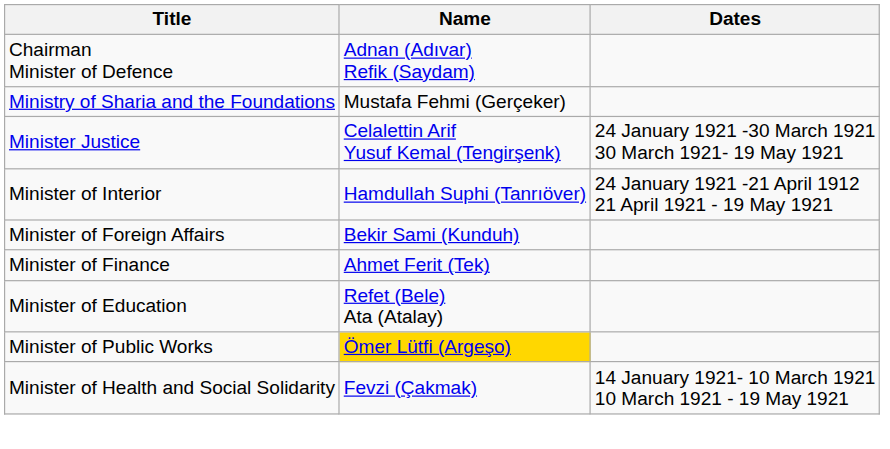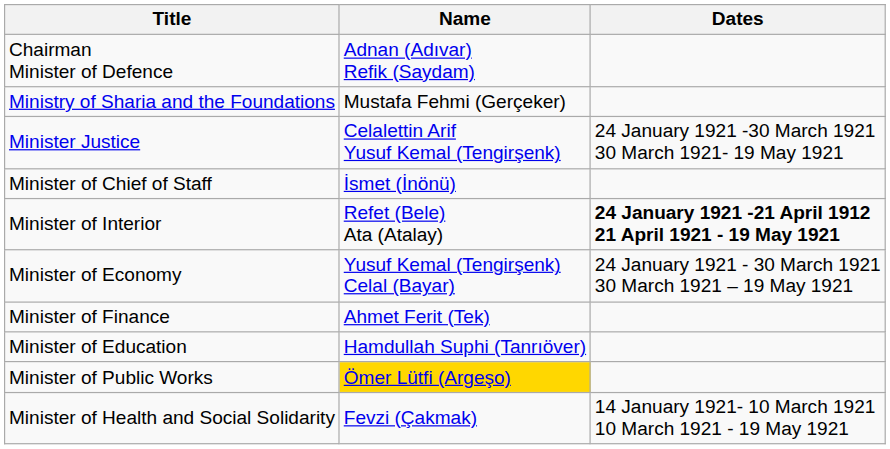+ row: (110, 183)
(465, 193) Hamdullah Suphi (Tanrıöver) -> (395, 224) Refet (Bele) Ata (Atalay)
(727, 193) normal -> (733, 224) bold
- row: (117, 234)
+ row: (95, 275)
(395, 305) Refet (Bele) Ata (Atalay) -> (465, 346) Hamdullah Suphi (Tanrıöver)
